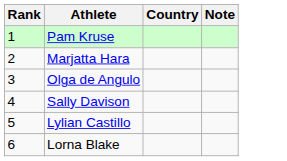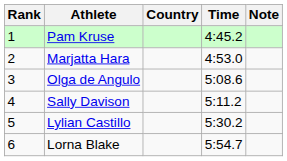+ column: (224, 15)
